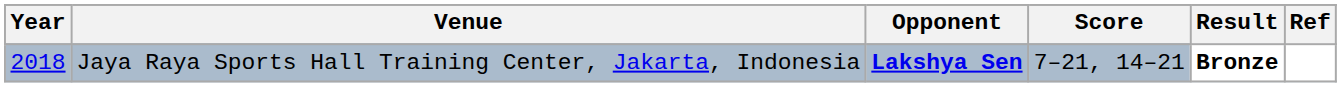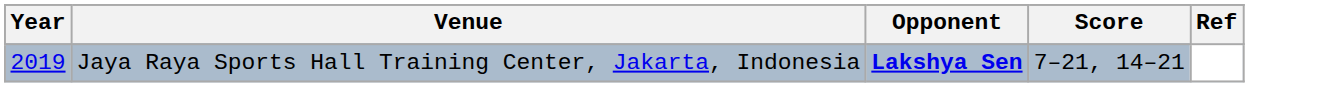- column: (1237, 24)
(38, 62) 2018 -> (38, 62) 2019
